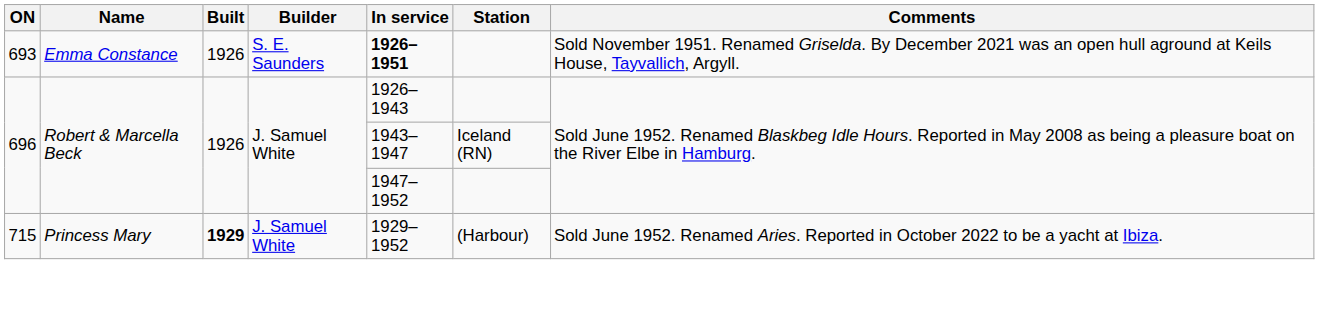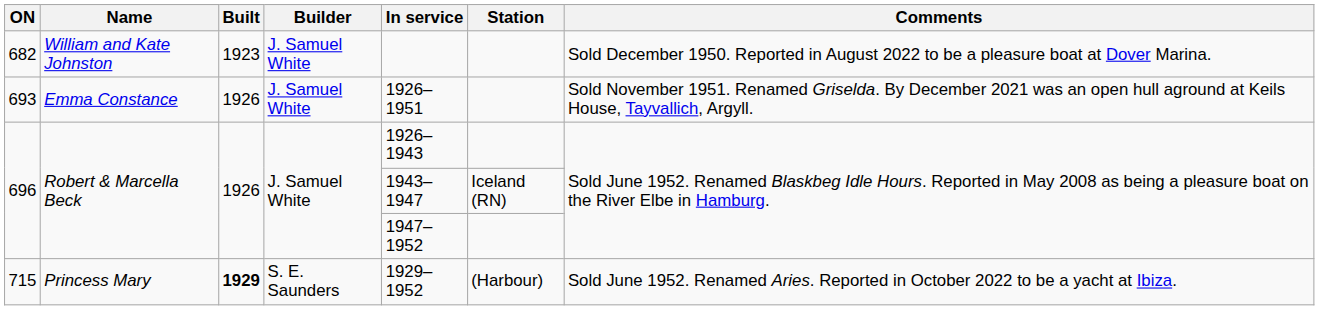+ row: (22, 53)
(288, 53) S. E. Saunders -> (305, 99) J. Samuel White
(394, 53) bold -> (409, 99) normal
(289, 236) J. Samuel White -> (304, 281) S. E. Saunders
